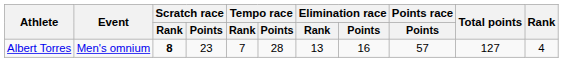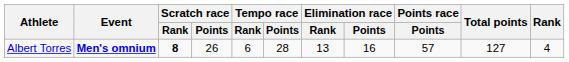(113, 49) normal -> (116, 49) bold
(206, 49) 23 -> (212, 49) 26
(242, 49) 7 -> (248, 49) 6
